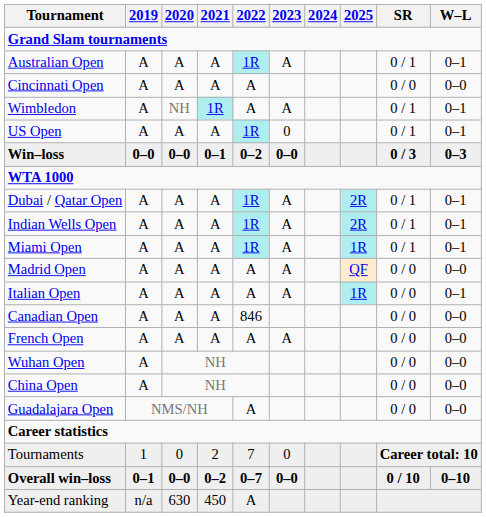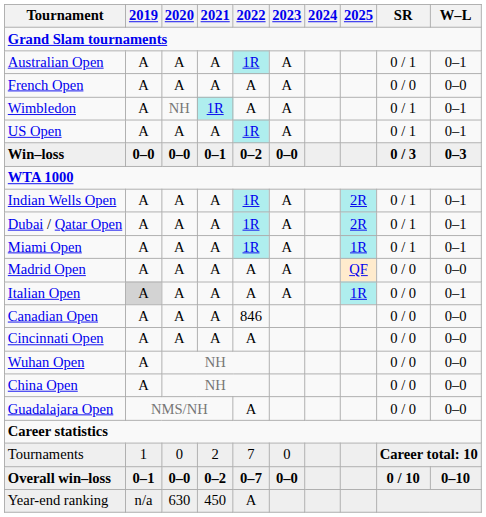rows swapped: (46, 339) <-> (56, 85)
(287, 131) 0 -> (287, 131) A
rows swapped: (65, 200) <-> (62, 223)
(144, 293) no background -> (144, 293) lightgrey background
